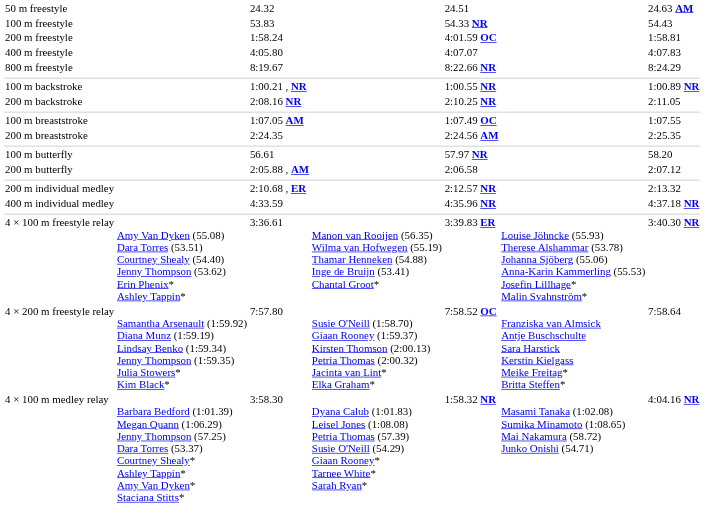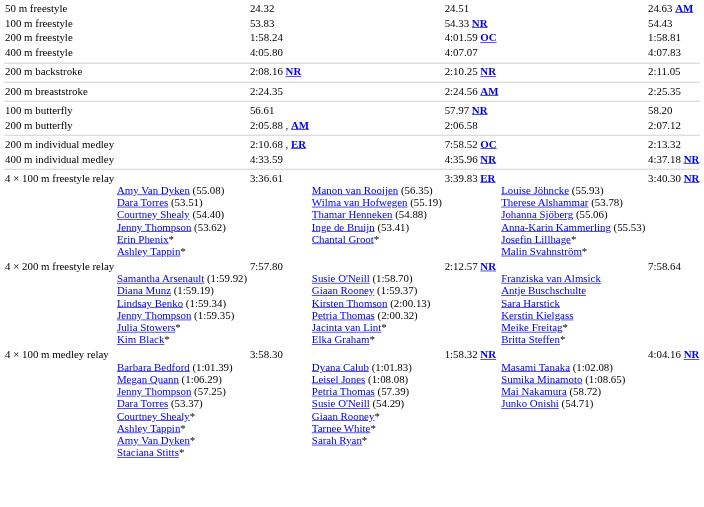- row: (39, 68)
- row: (44, 87)
- row: (46, 121)
(470, 189) 2:12.57 NR -> (471, 144) 7:58.52 OC
(471, 311) 7:58.52 OC -> (470, 266) 2:12.57 NR
